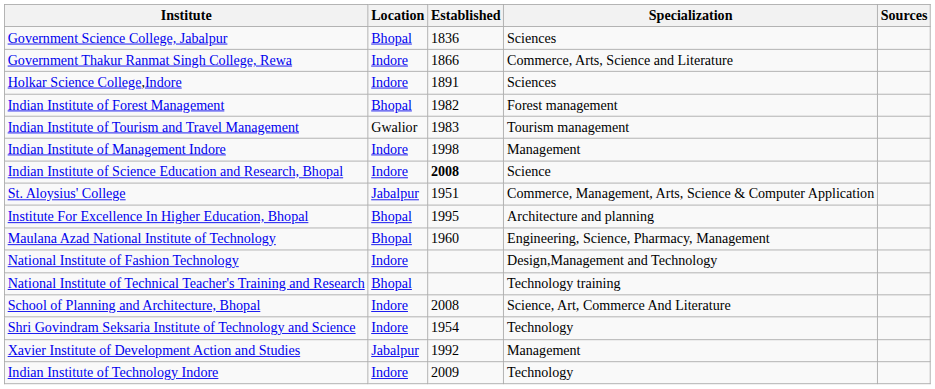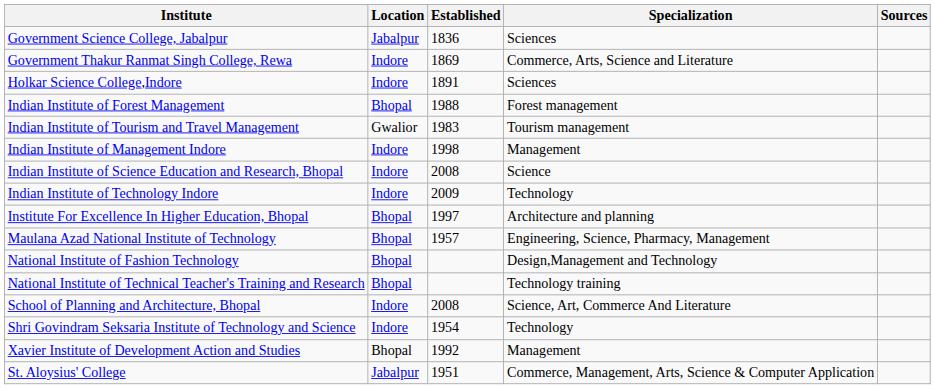(392, 37) Bhopal -> (395, 37) Jabalpur
(445, 60) 1866 -> (445, 60) 1869
(445, 104) 1982 -> (445, 104) 1988
(445, 171) bold -> (445, 171) normal
rows swapped: (113, 372) <-> (67, 194)
(445, 216) 1995 -> (445, 216) 1997
(445, 238) 1960 -> (445, 238) 1957
(390, 261) Indore -> (392, 261) Bhopal
(395, 350) Jabalpur -> (392, 350) Bhopal
